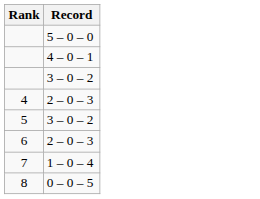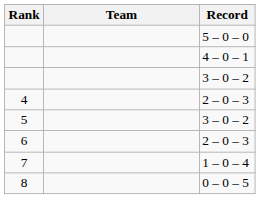+ column: (121, 15)
